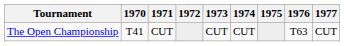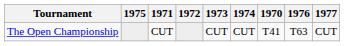columns swapped: (135, 13) <-> (271, 13)
